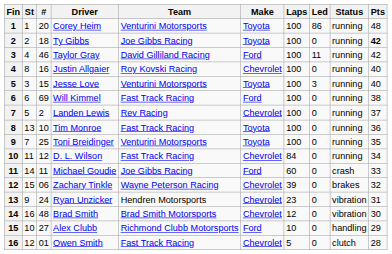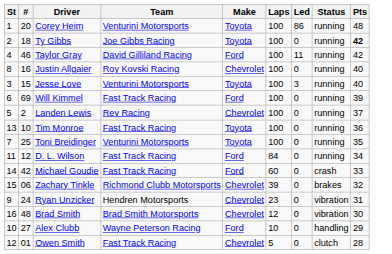- column: (13, 12)
(376, 98) 38 -> (358, 98) 39
(262, 156) Chevrolet -> (234, 156) Ford
(43, 171) 11 -> (26, 171) 42
(157, 171) Joe Gibbs Racing -> (139, 171) Fast Track Racing
(170, 185) Wayne Peterson Racing -> (162, 185) Richmond Clubb Motorsports
(180, 228) Richmond Clubb Motorsports -> (152, 228) Wayne Peterson Racing
